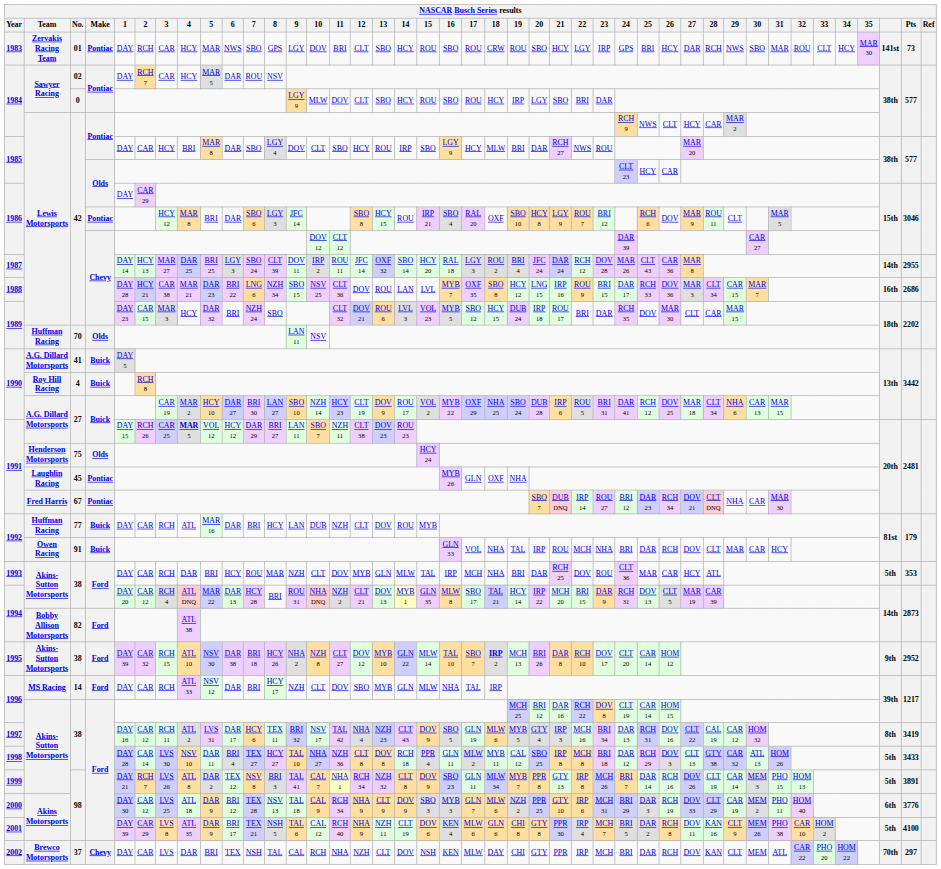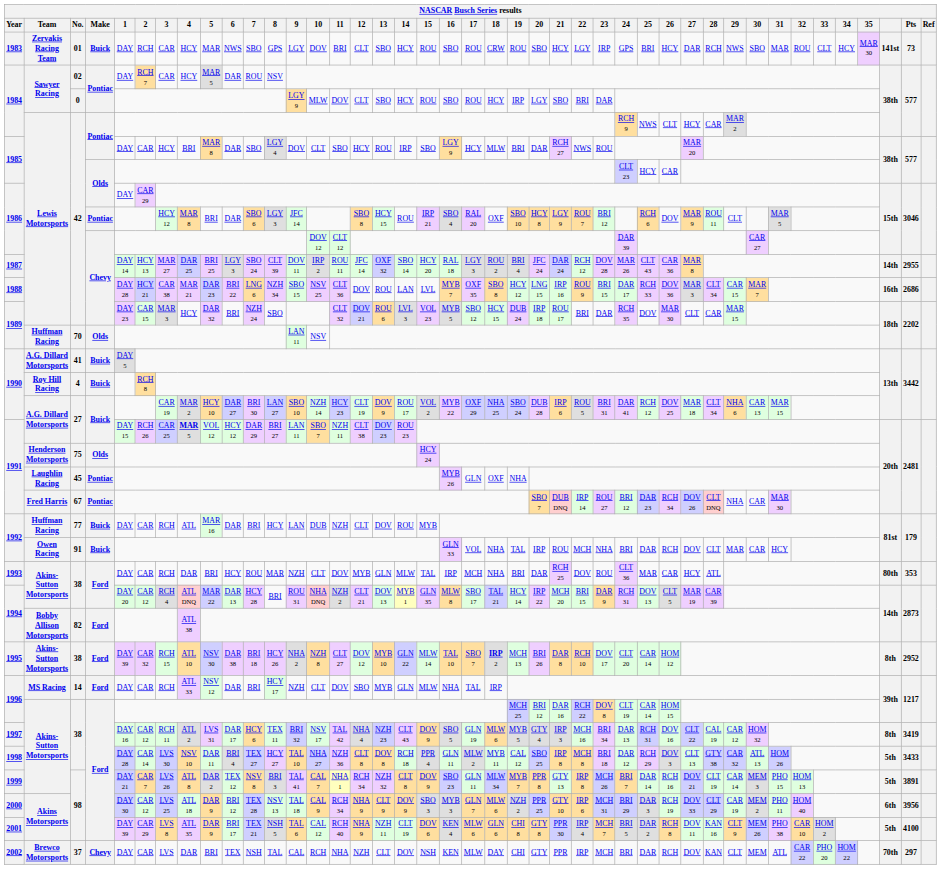(100, 48) Pontiac -> (100, 48) Buick
(692, 502) DOV 21 -> (692, 502) DOV 26
(890, 573) 5th -> (890, 573) 80th
(890, 658) 9th -> (890, 658) 8th
(145, 781) RCH 7 -> (145, 781) CAR 7
(692, 781) DOV 26 -> (692, 781) DOV 21
(911, 805) 3776 -> (911, 805) 3956
